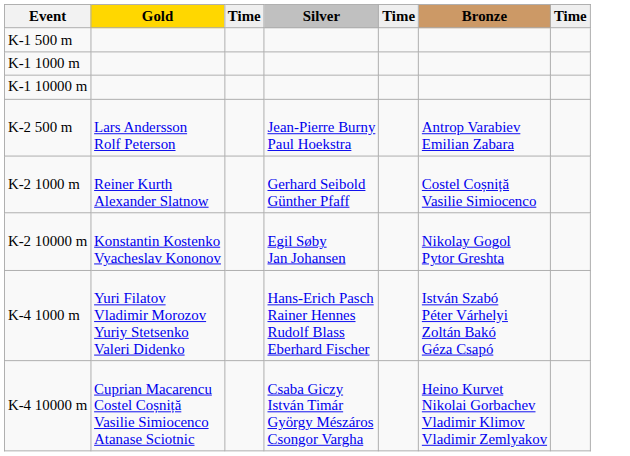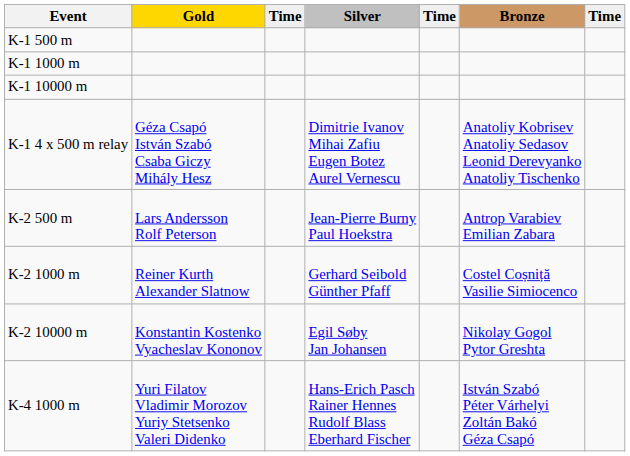+ row: (68, 144)
- row: (48, 405)
